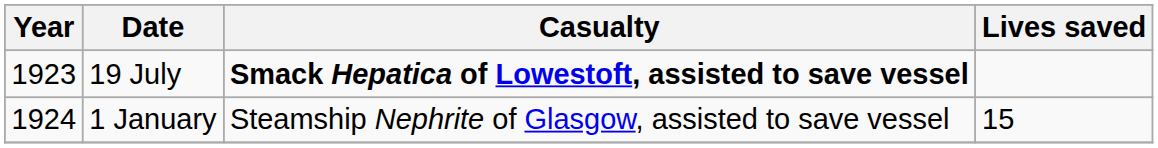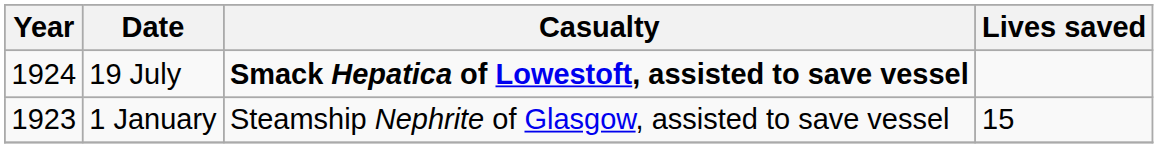(44, 73) 1923 -> (44, 73) 1924
(44, 119) 1924 -> (44, 119) 1923
